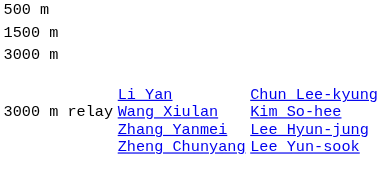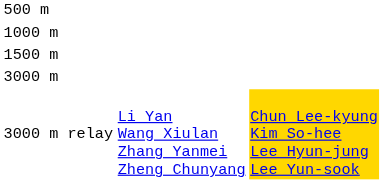+ row: (31, 33)
(314, 121) no background -> (314, 143) gold background
